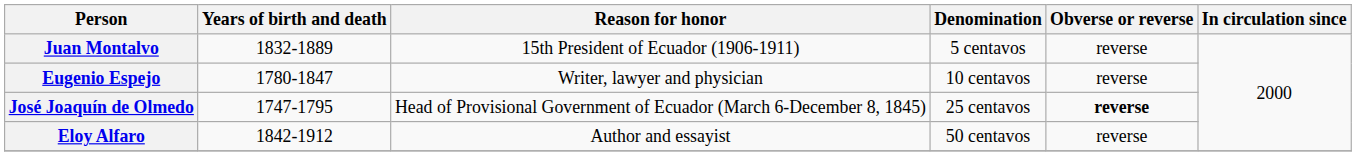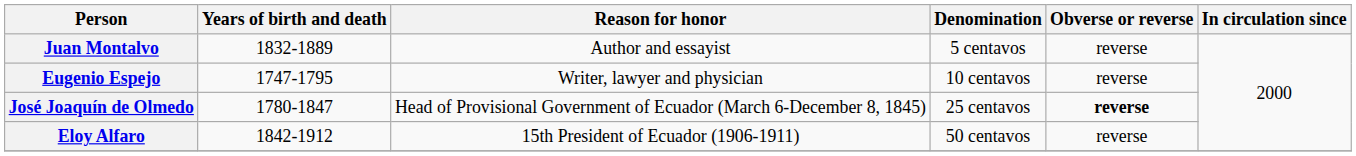(660, 48) 15th President of Ecuador (1906-1911) -> (660, 48) Author and essayist
(294, 77) 1780-1847 -> (294, 77) 1747-1795
(294, 107) 1747-1795 -> (294, 107) 1780-1847
(660, 136) Author and essayist -> (660, 136) 15th President of Ecuador (1906-1911)
